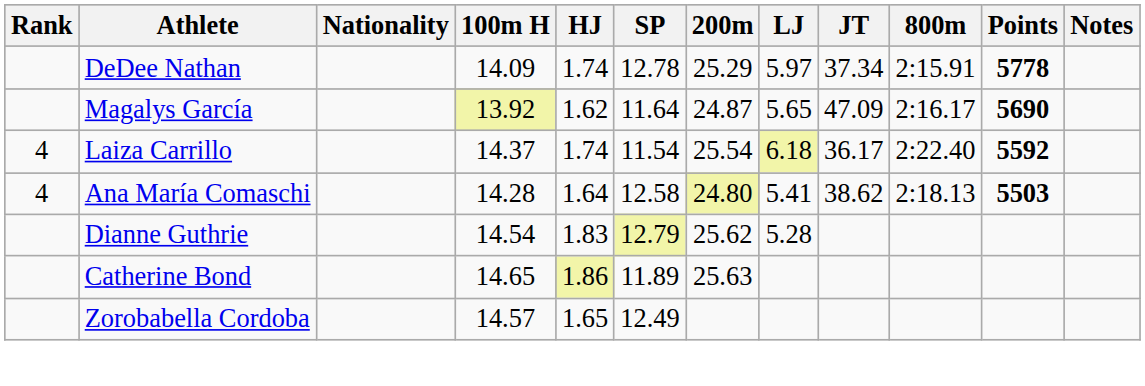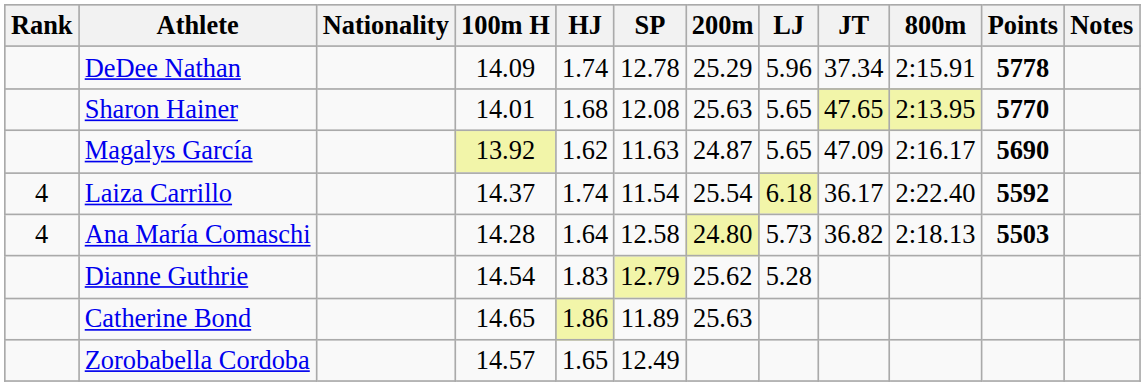(789, 67) 5.97 -> (789, 67) 5.96
+ row: (161, 109)
(650, 109) 11.64 -> (650, 151) 11.63
(789, 192) 5.41 -> (789, 234) 5.73
(854, 192) 38.62 -> (854, 234) 36.82
